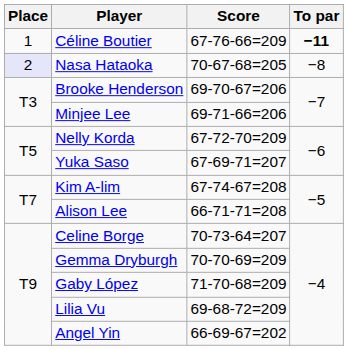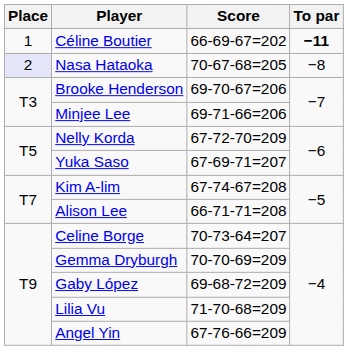(238, 41) 67-76-66=209 -> (238, 41) 66-69-67=202
(238, 284) 71-70-68=209 -> (238, 284) 69-68-72=209
(238, 308) 69-68-72=209 -> (238, 308) 71-70-68=209
(238, 333) 66-69-67=202 -> (238, 333) 67-76-66=209
